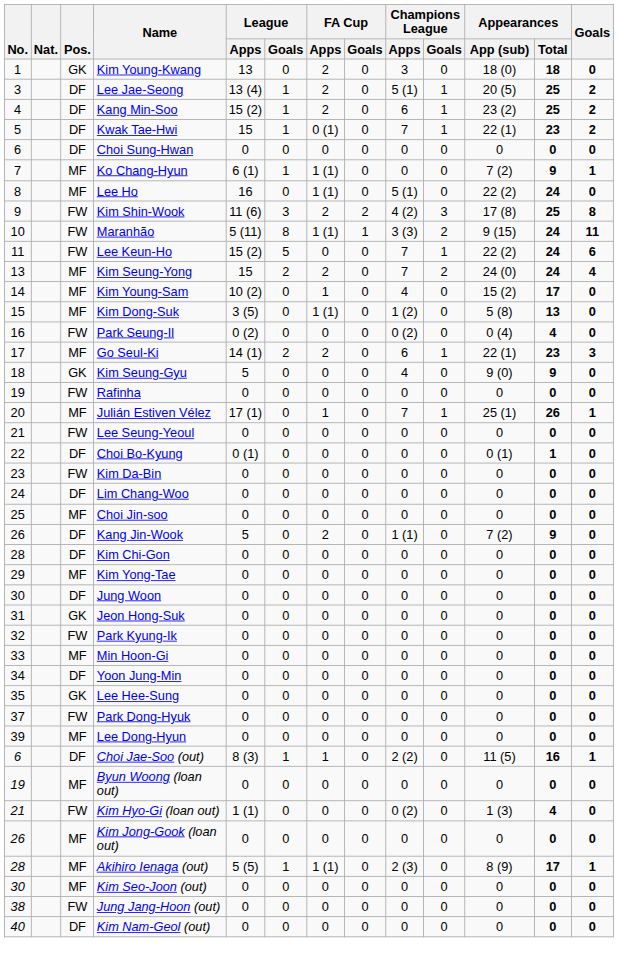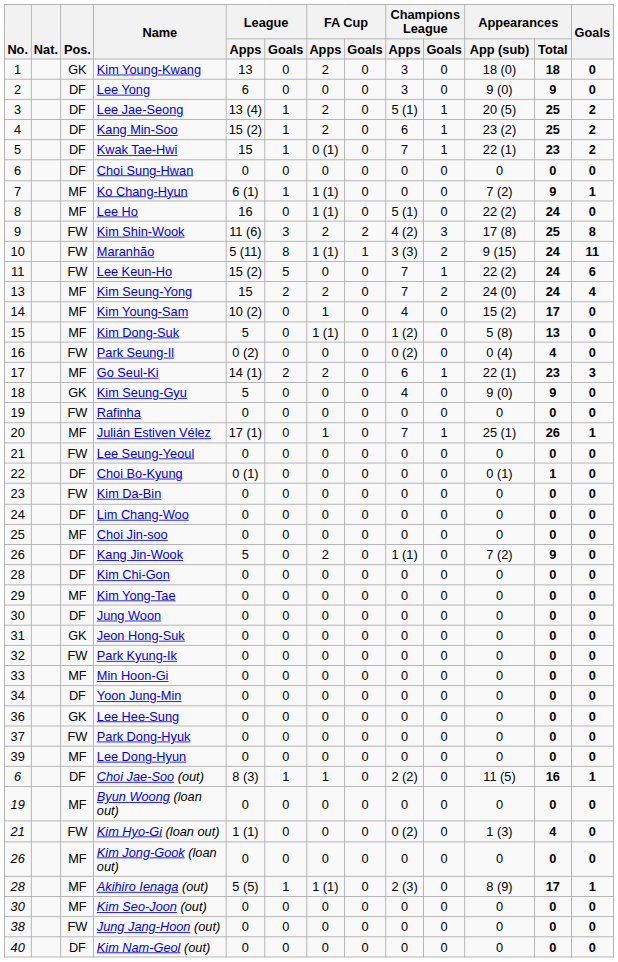+ row: (123, 90)
(245, 312) 3 (5) -> (245, 332) 5
(18, 696) 35 -> (18, 716) 36
